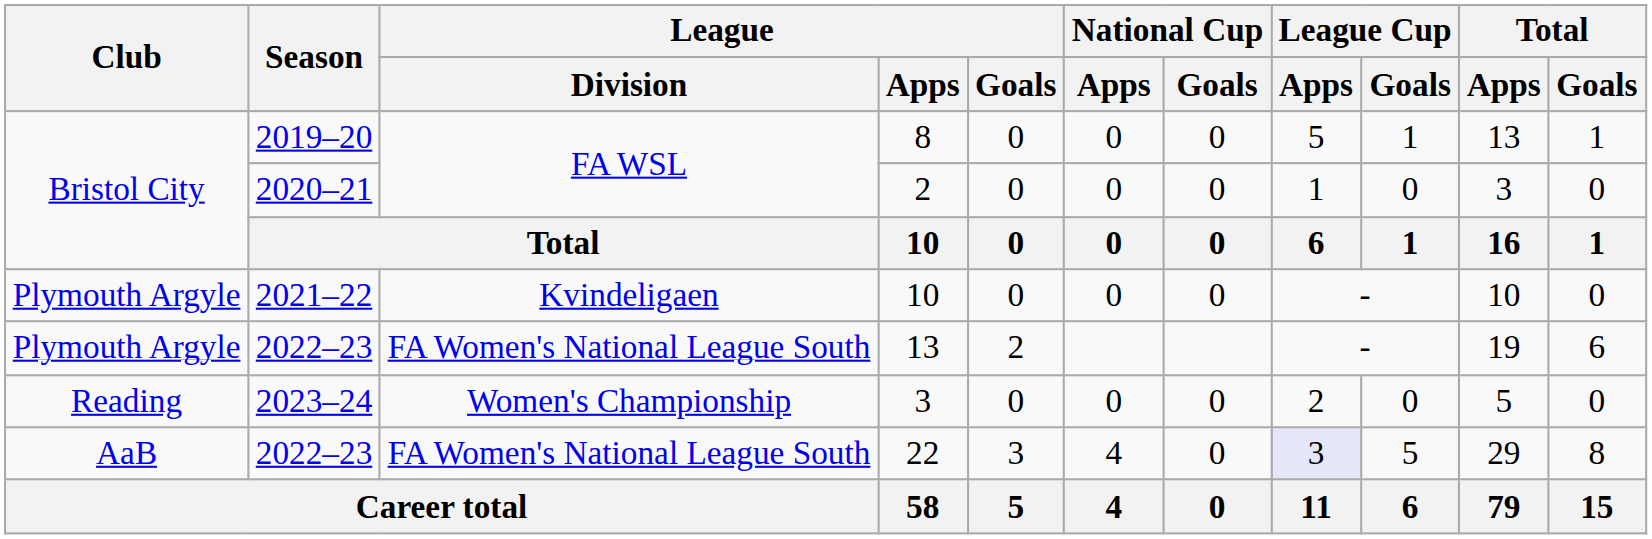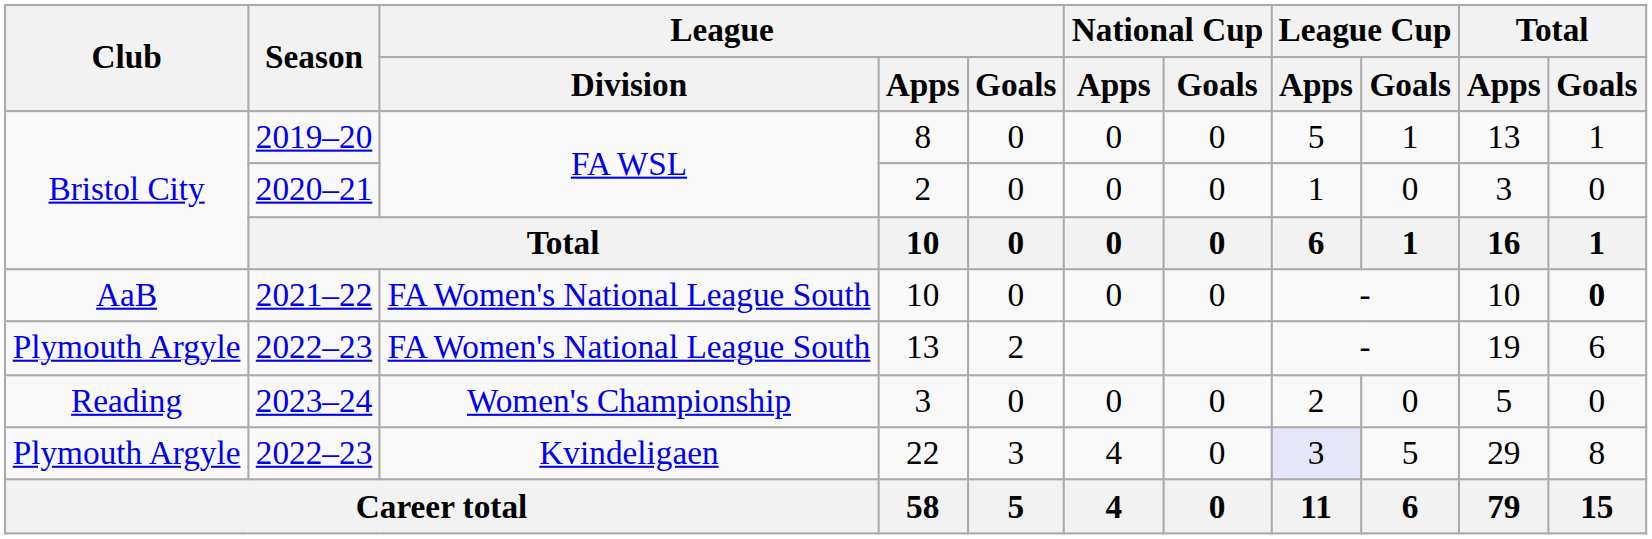(127, 294) Plymouth Argyle -> (127, 294) AaB
(629, 294) Kvindeligaen -> (629, 294) FA Women's National League South
(1597, 294) normal -> (1597, 294) bold
(127, 453) AaB -> (127, 453) Plymouth Argyle
(629, 453) FA Women's National League South -> (629, 453) Kvindeligaen
